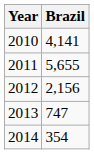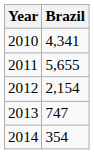(62, 40) 4,141 -> (62, 40) 4,341
(62, 88) 2,156 -> (62, 88) 2,154
